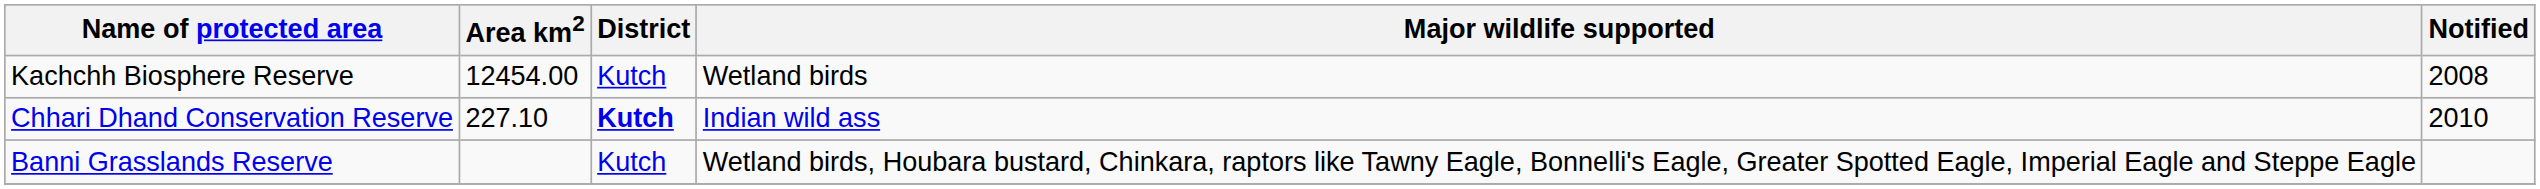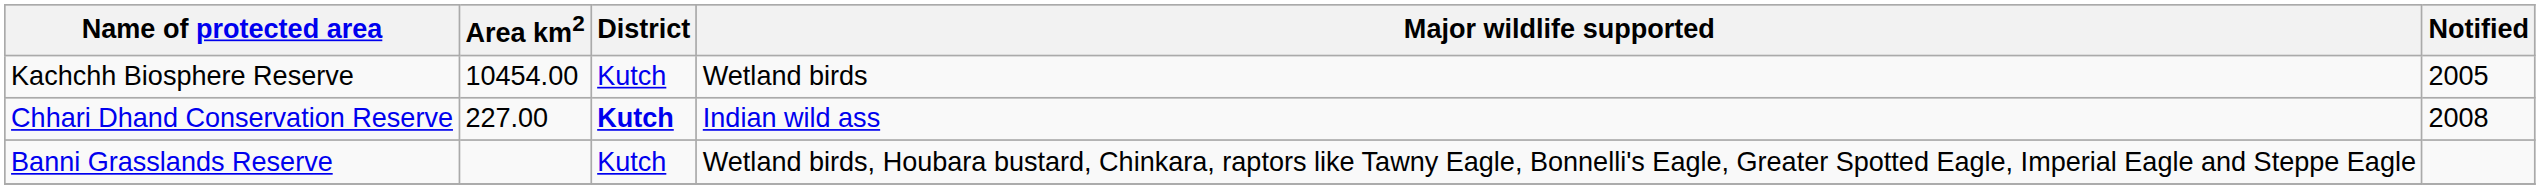(522, 76) 12454.00 -> (522, 76) 10454.00
(2459, 76) 2008 -> (2459, 76) 2005
(507, 119) 227.10 -> (507, 119) 227.00
(2459, 119) 2010 -> (2459, 119) 2008
